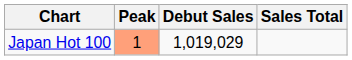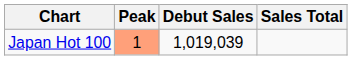(208, 42) 1,019,029 -> (208, 42) 1,019,039
